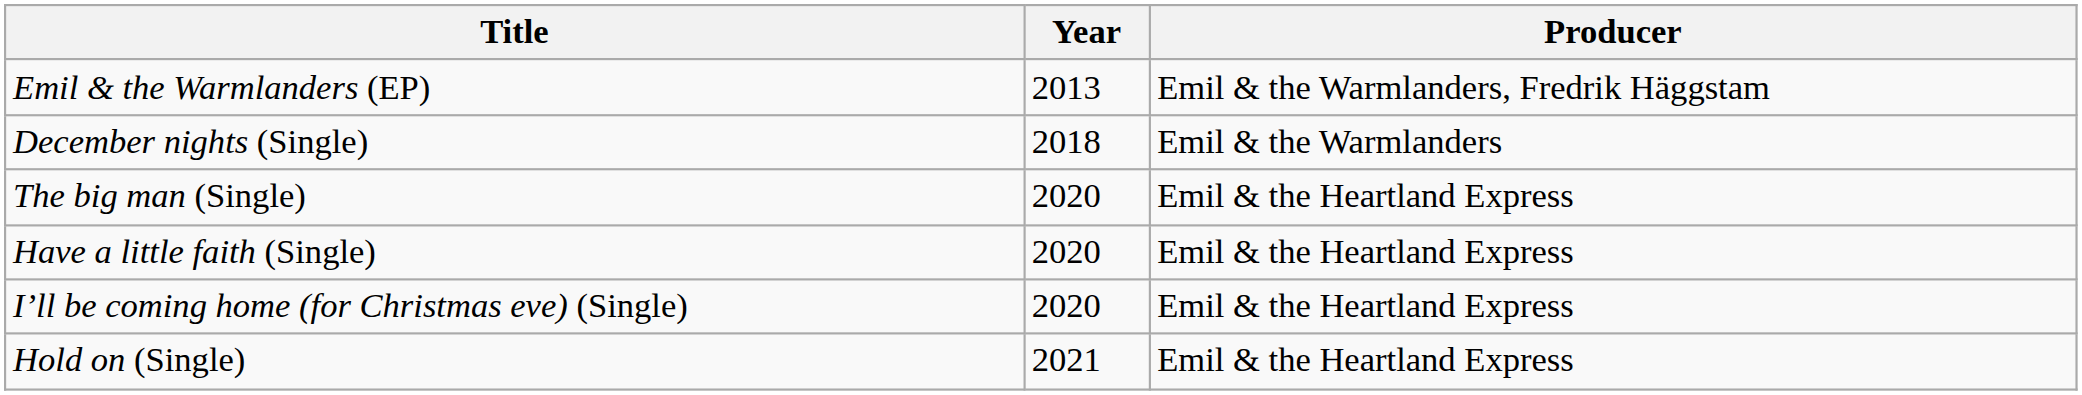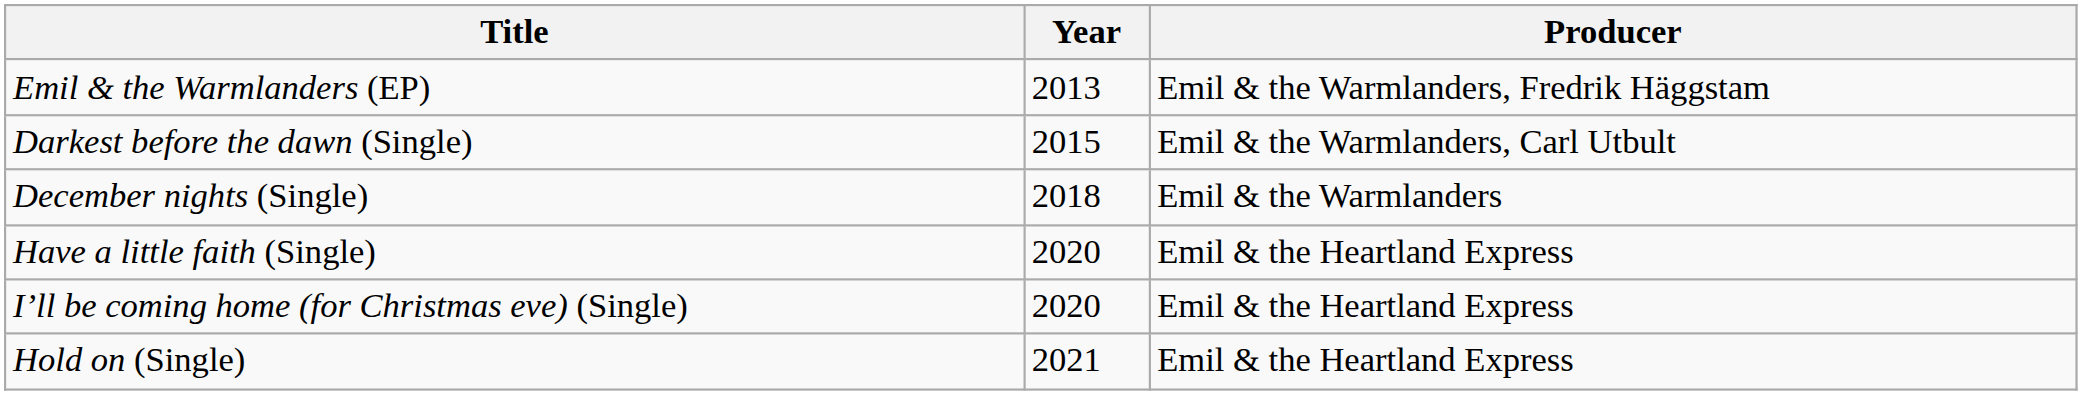+ row: (243, 141)
- row: (159, 196)
